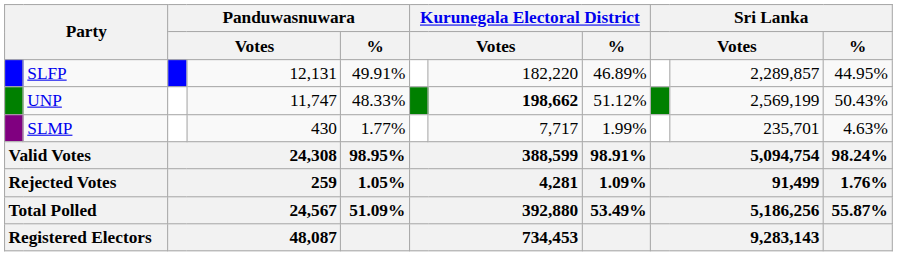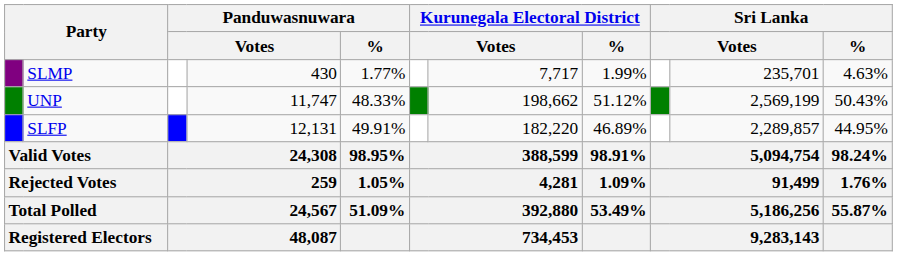rows swapped: (47, 73) <-> (50, 127)
(550, 100) bold -> (550, 100) normal
